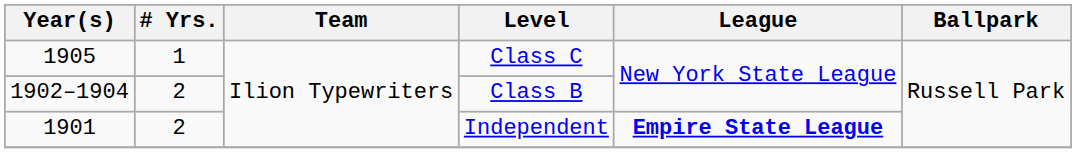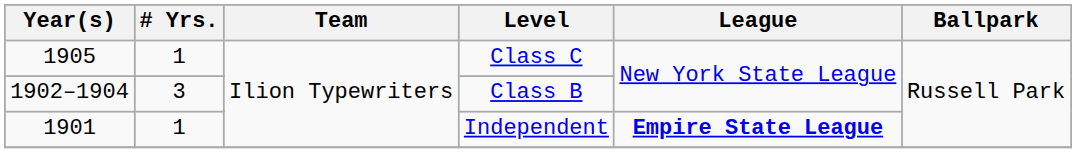(179, 94) 2 -> (179, 94) 3
(179, 129) 2 -> (179, 129) 1
